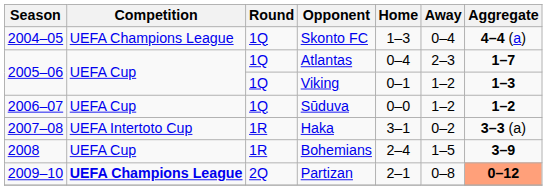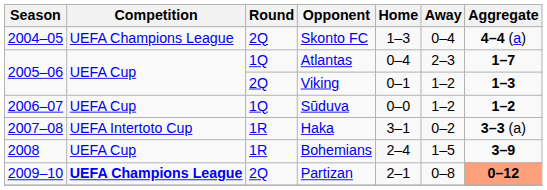(259, 38) 1Q -> (259, 38) 2Q
(259, 83) 1Q -> (259, 83) 2Q
